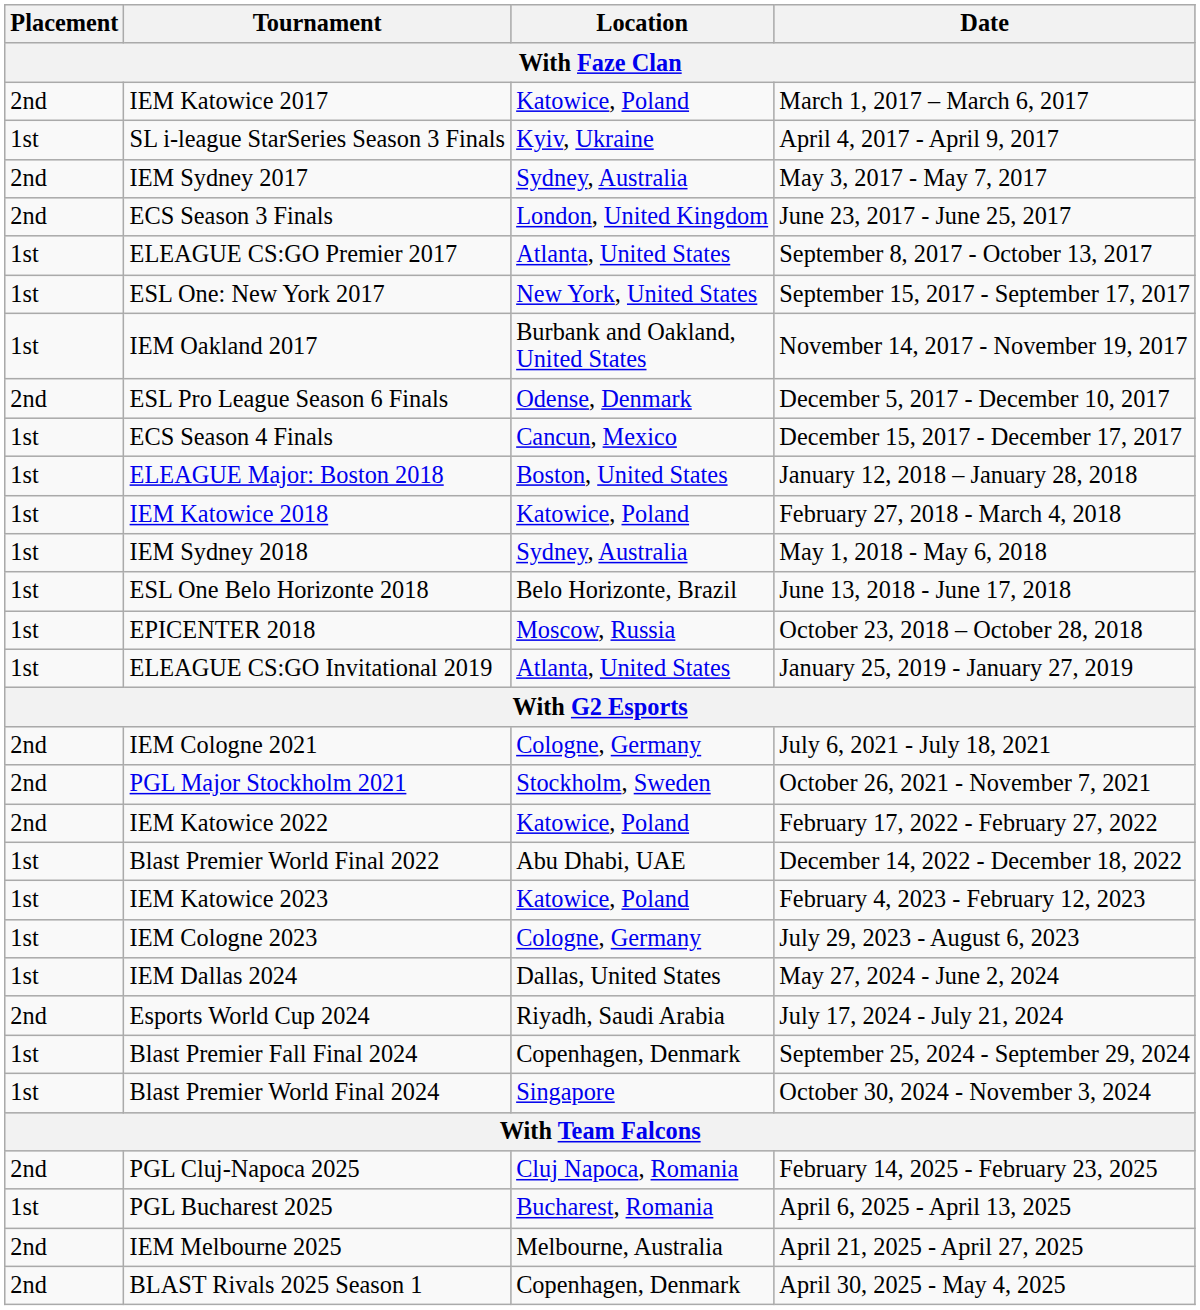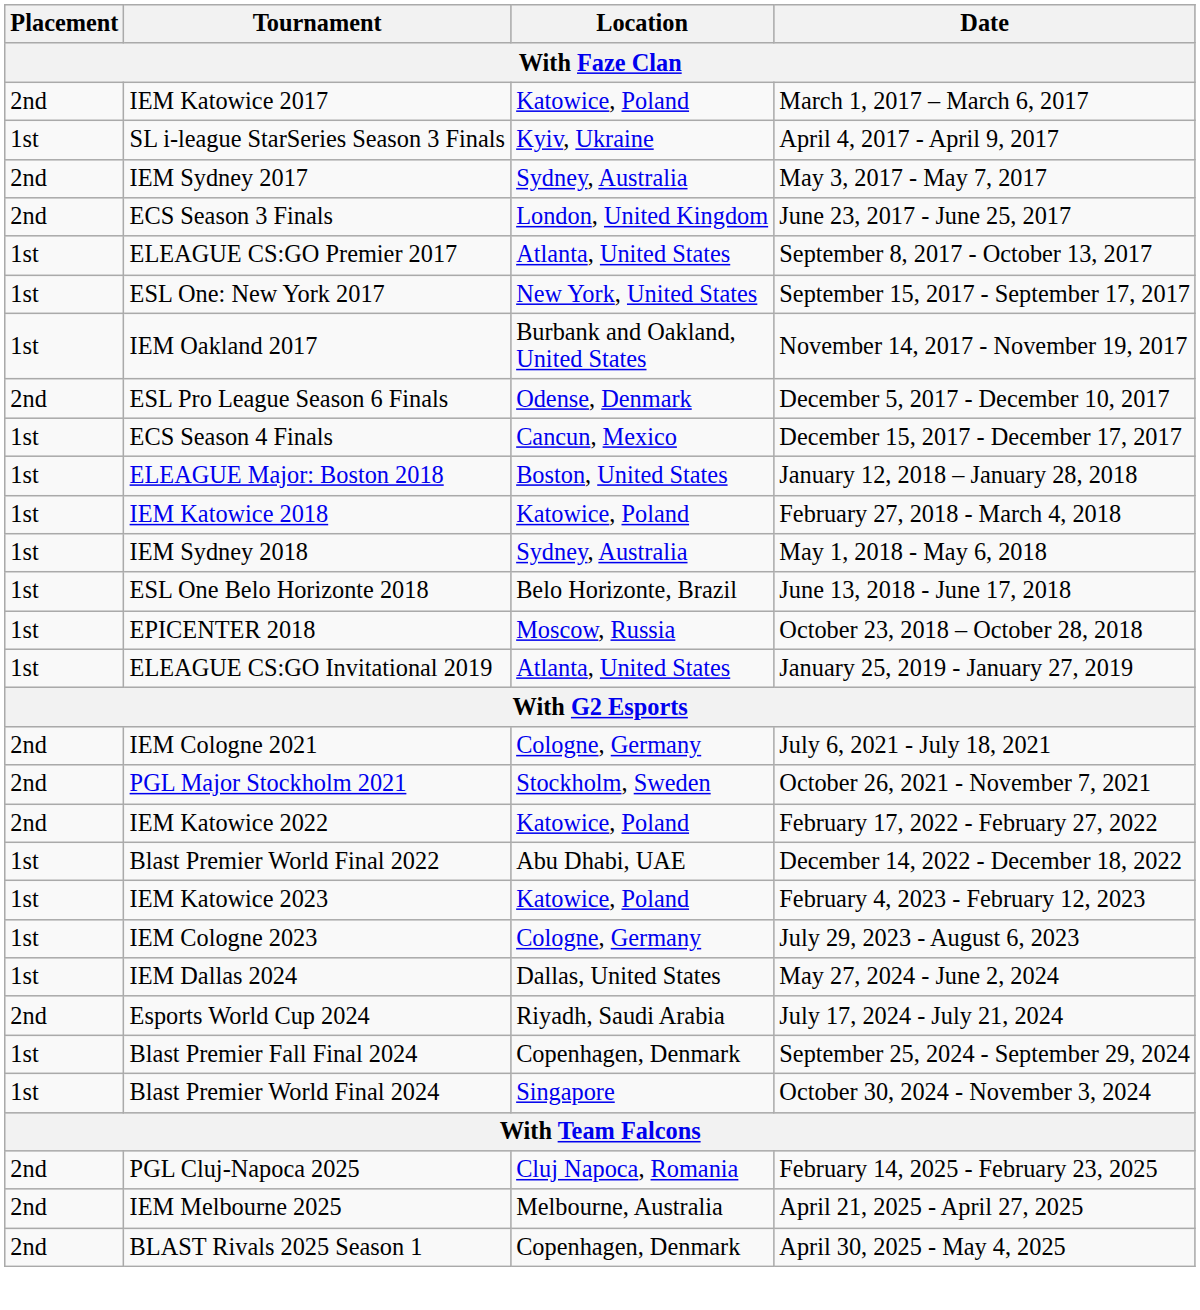- row: (231, 1208)
